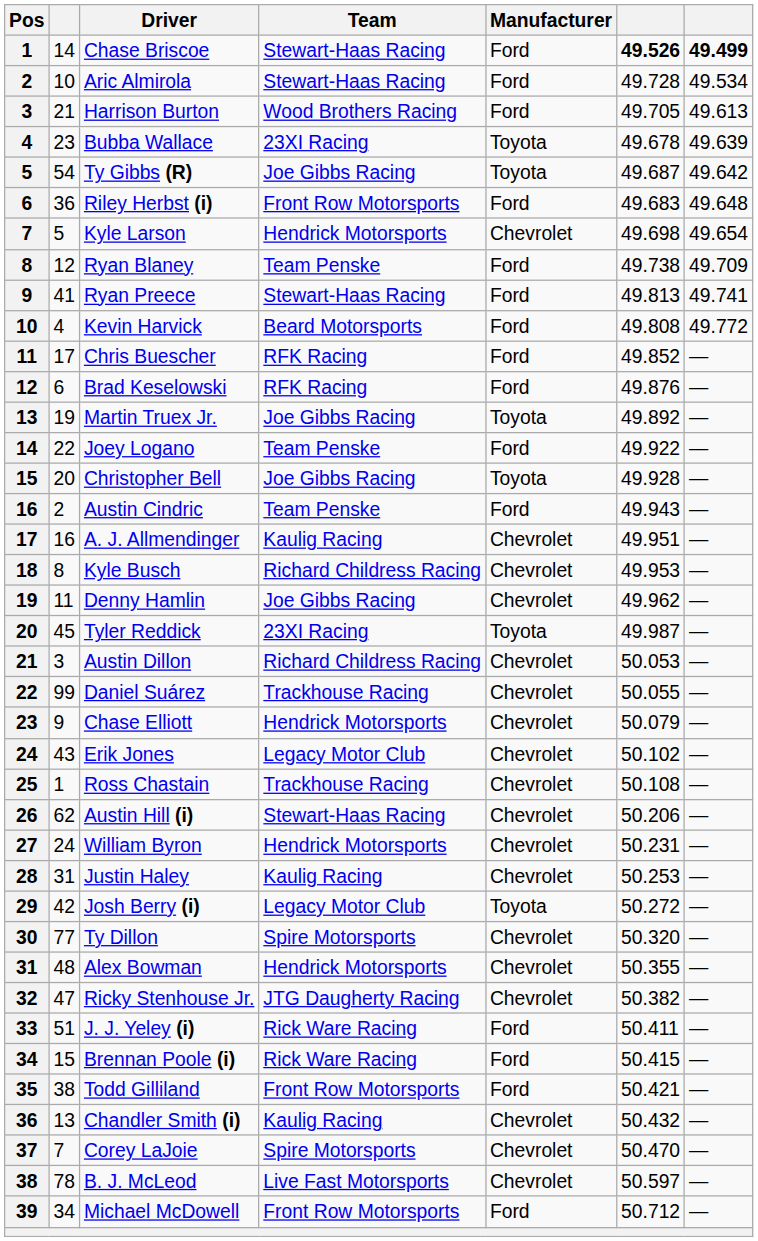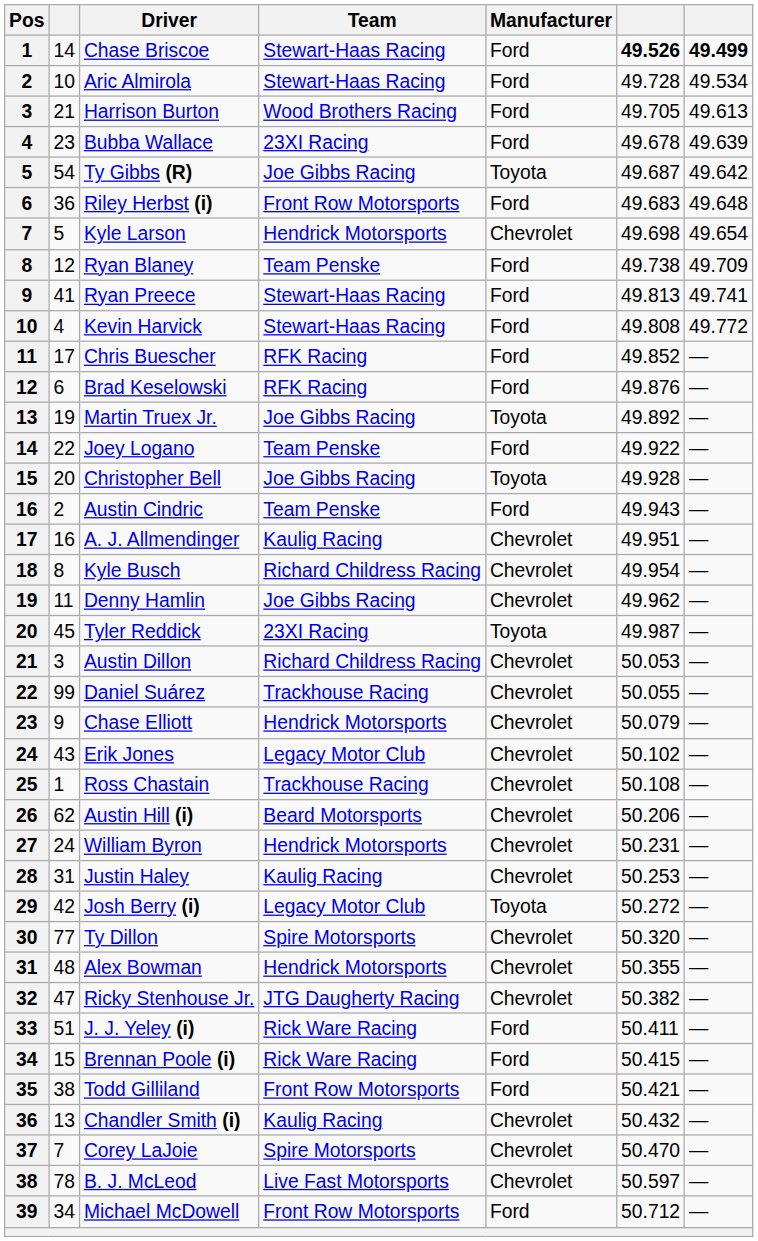(518, 142) Toyota -> (510, 142) Ford
(343, 326) Beard Motorsports -> (354, 326) Stewart-Haas Racing
(651, 570) 49.953 -> (651, 570) 49.954
(354, 815) Stewart-Haas Racing -> (343, 815) Beard Motorsports
